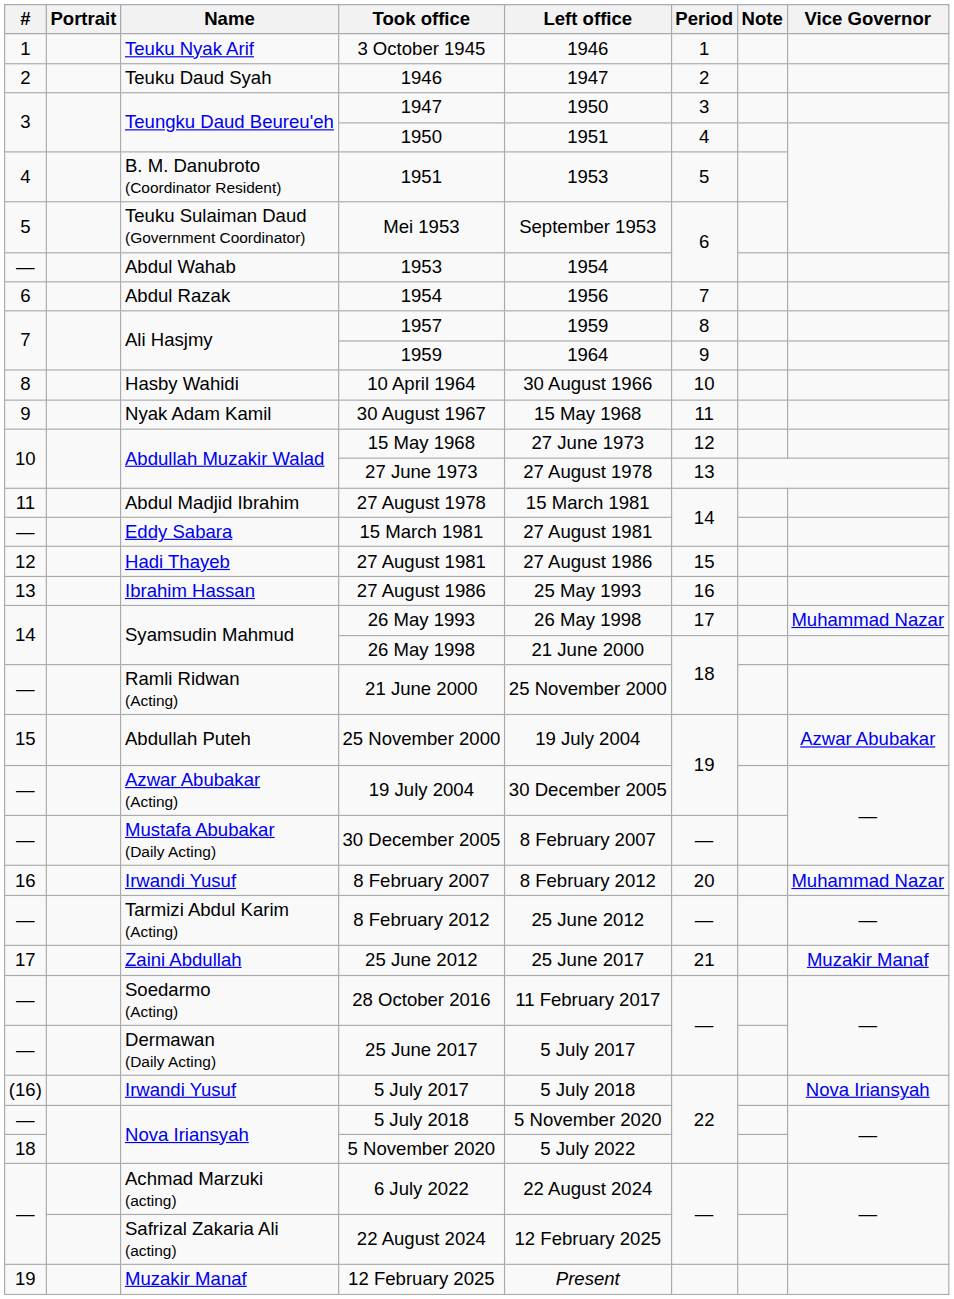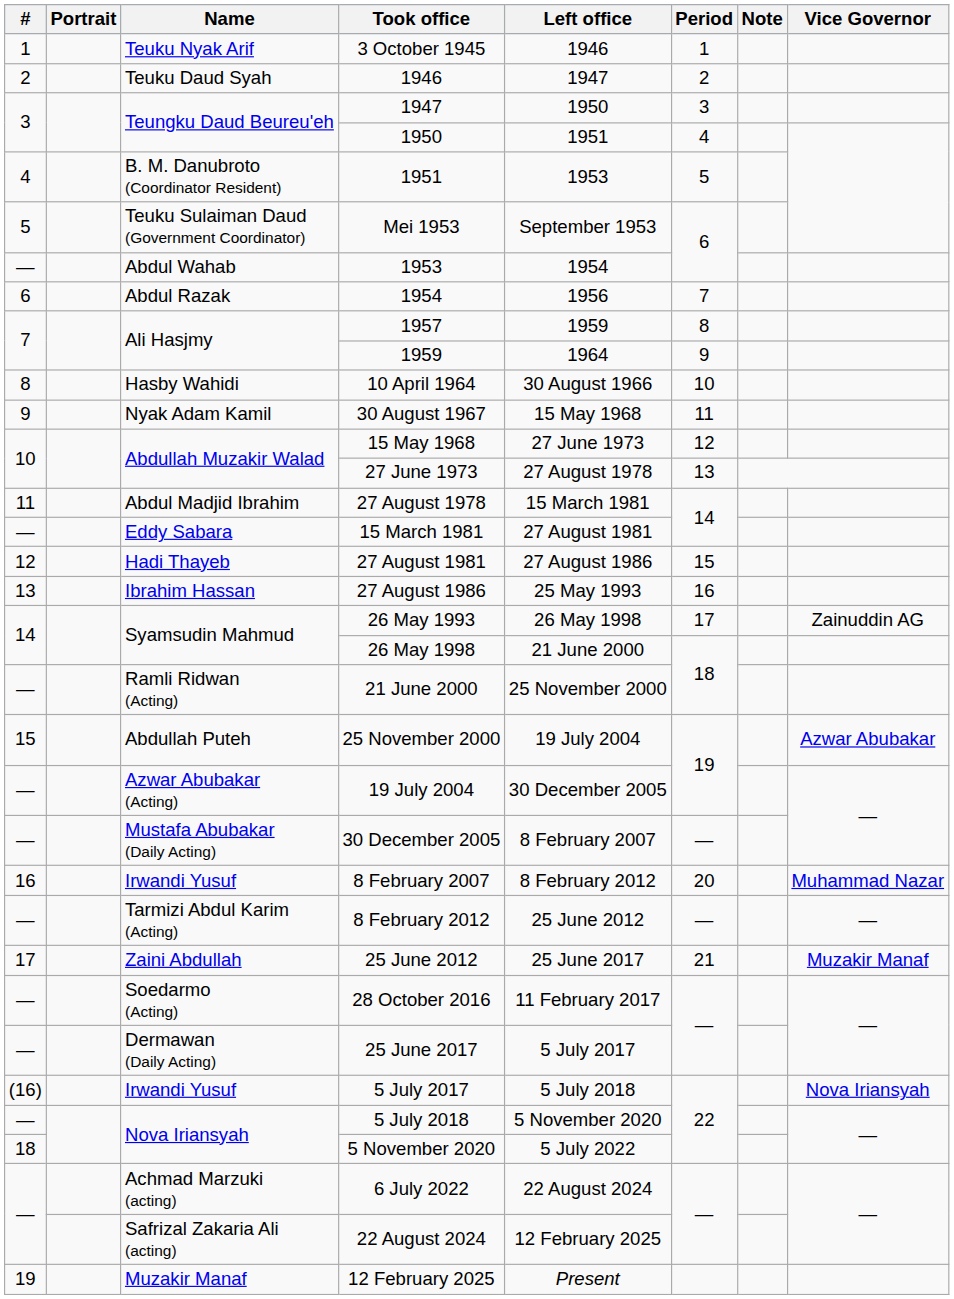(868, 620) Muhammad Nazar -> (868, 620) Zainuddin AG
